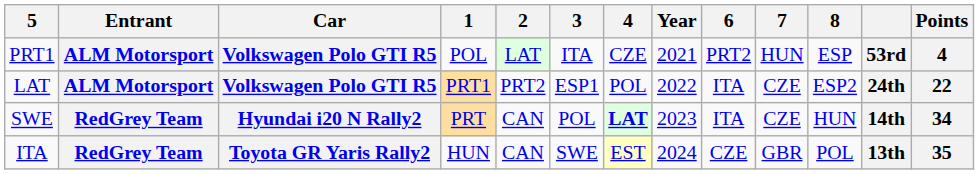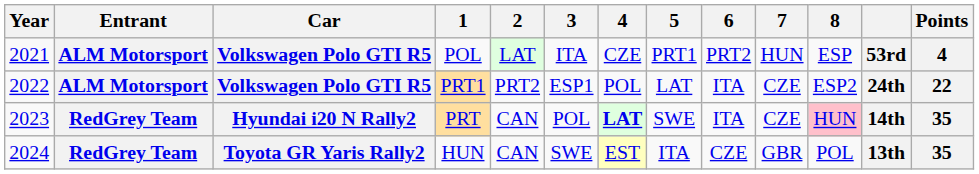columns swapped: (677, 21) <-> (32, 21)
(835, 119) no background -> (835, 119) pink background
(942, 119) 34 -> (942, 119) 35
